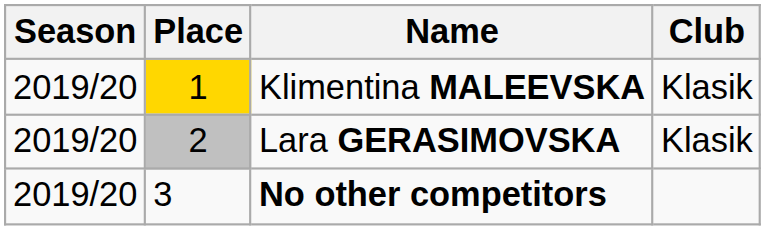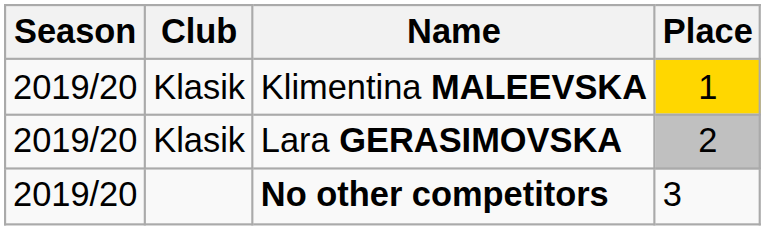columns swapped: (198, 31) <-> (707, 31)
